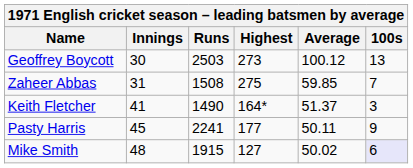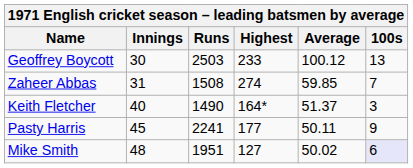(250, 60) 273 -> (250, 60) 233
(250, 83) 275 -> (250, 83) 274
(138, 106) 41 -> (138, 106) 40
(208, 151) 1915 -> (208, 151) 1951
